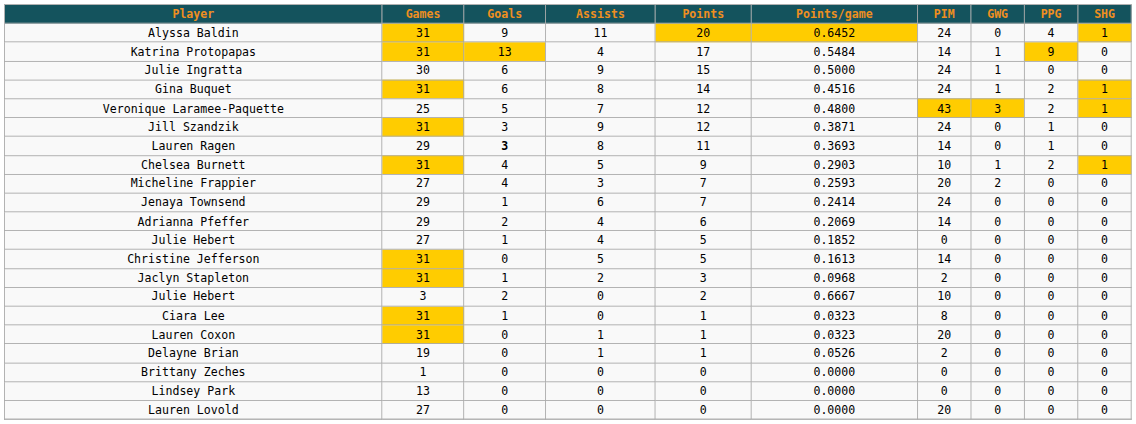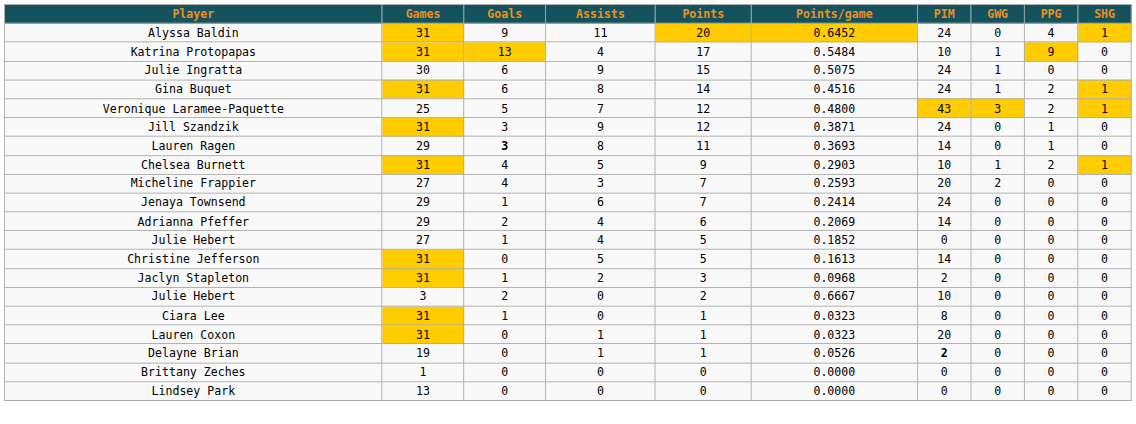(944, 52) 14 -> (944, 52) 10
(834, 70) 0.5000 -> (834, 70) 0.5075
(944, 353) normal -> (944, 353) bold
- row: (193, 410)
